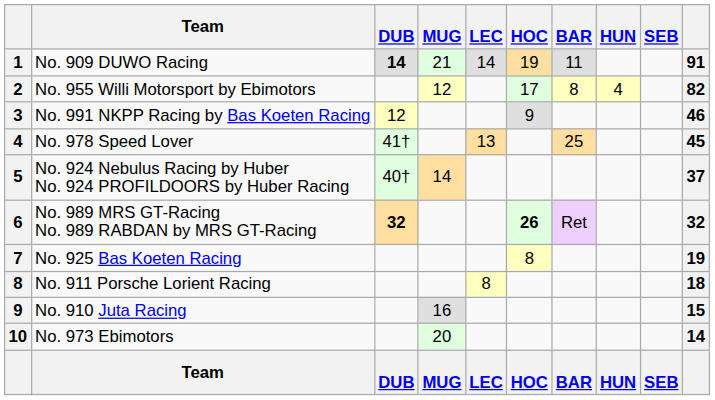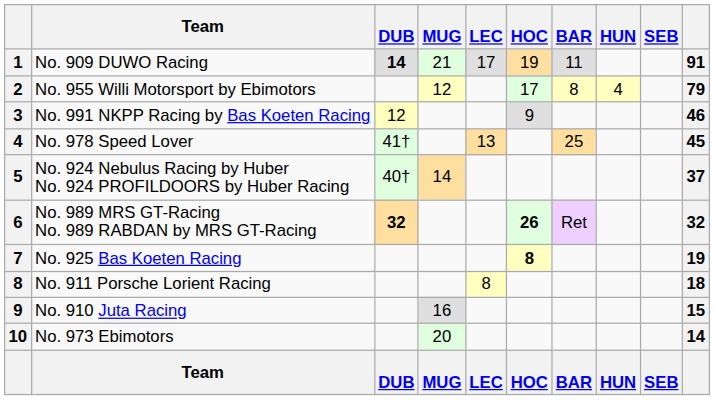(486, 62) 14 -> (486, 62) 17
(696, 89) 82 -> (696, 89) 79
(529, 257) normal -> (529, 257) bold
